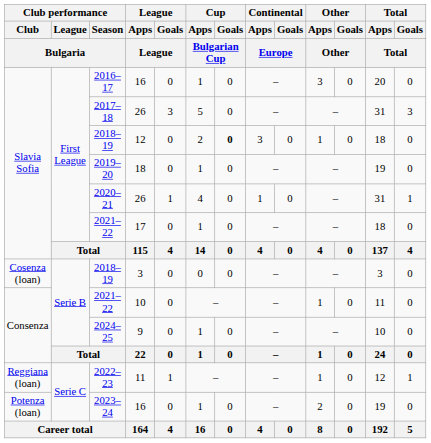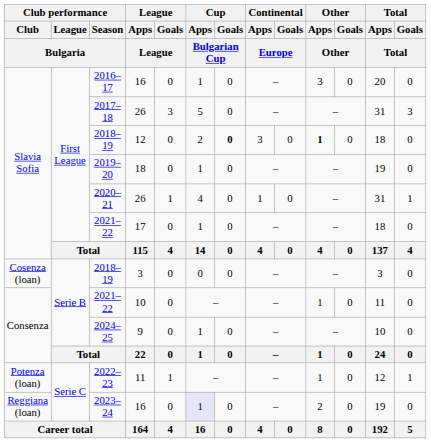(320, 140) normal -> (320, 140) bold
(28, 377) Reggiana (loan) -> (28, 377) Potenza (loan)
(28, 406) Potenza (loan) -> (28, 406) Reggiana (loan)
(200, 406) no background -> (200, 406) lavender background
